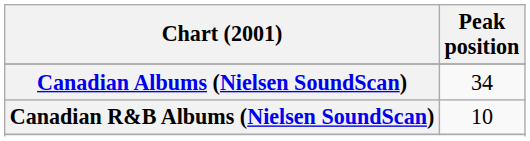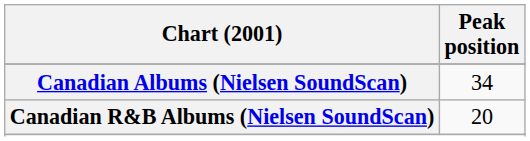(482, 116) 10 -> (482, 116) 20
